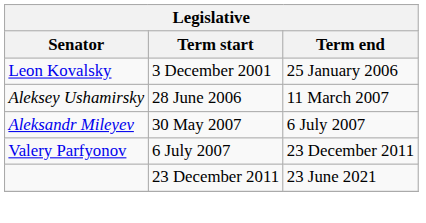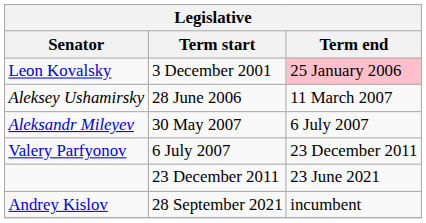(342, 71) no background -> (346, 71) pink background
+ row: (58, 204)
